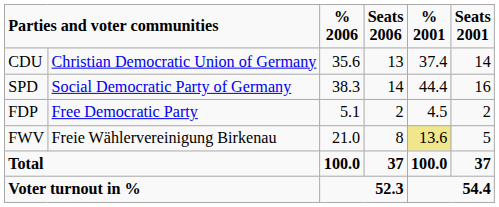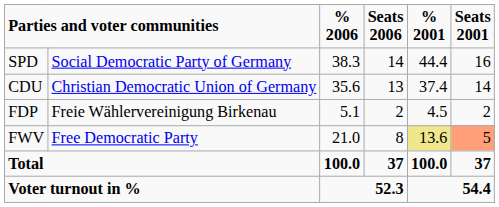rows swapped: (25, 61) <-> (23, 86)
(125, 112) Free Democratic Party -> (164, 112) Freie Wählervereinigung Birkenau
(164, 138) Freie Wählervereinigung Birkenau -> (125, 138) Free Democratic Party
(487, 138) no background -> (487, 138) lightsalmon background
